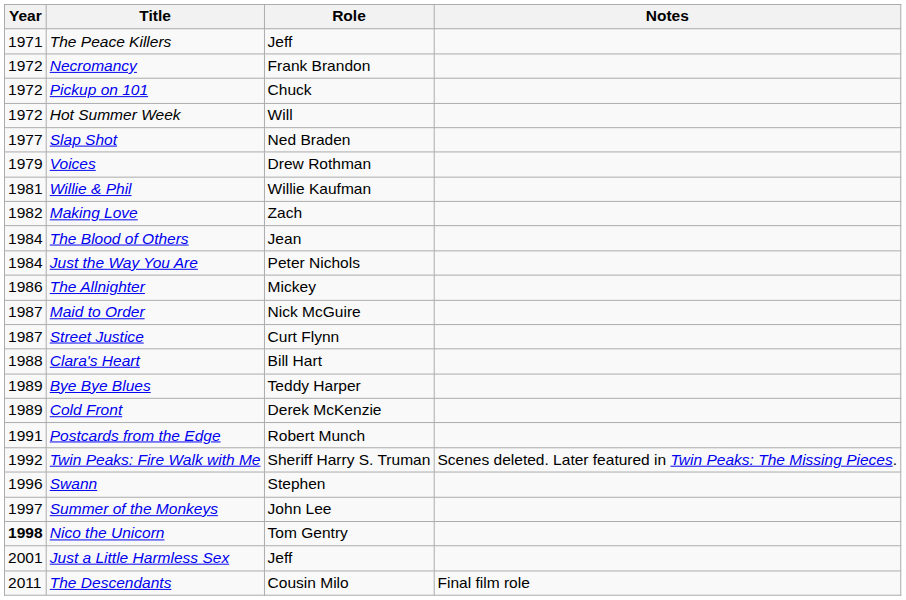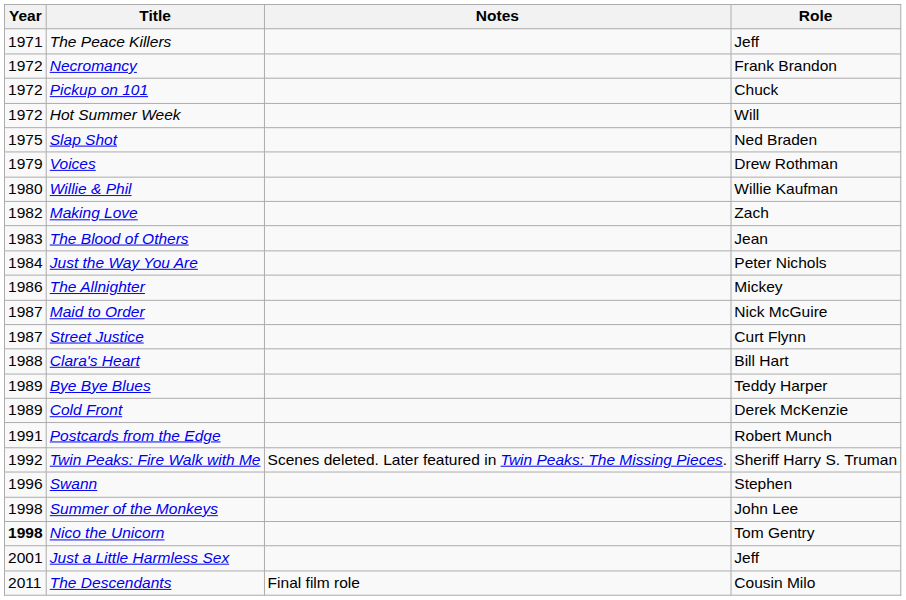columns swapped: (349, 16) <-> (667, 16)
(25, 139) 1977 -> (25, 139) 1975
(25, 189) 1981 -> (25, 189) 1980
(25, 238) 1984 -> (25, 238) 1983
(25, 509) 1997 -> (25, 509) 1998
